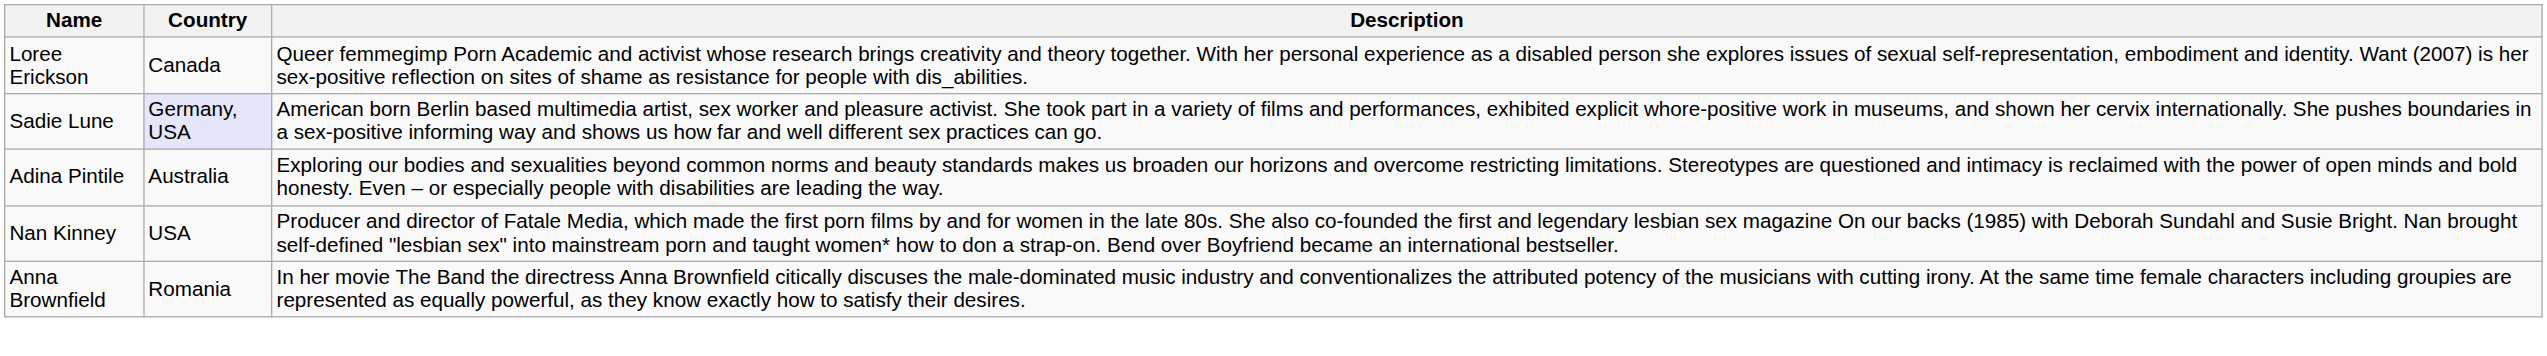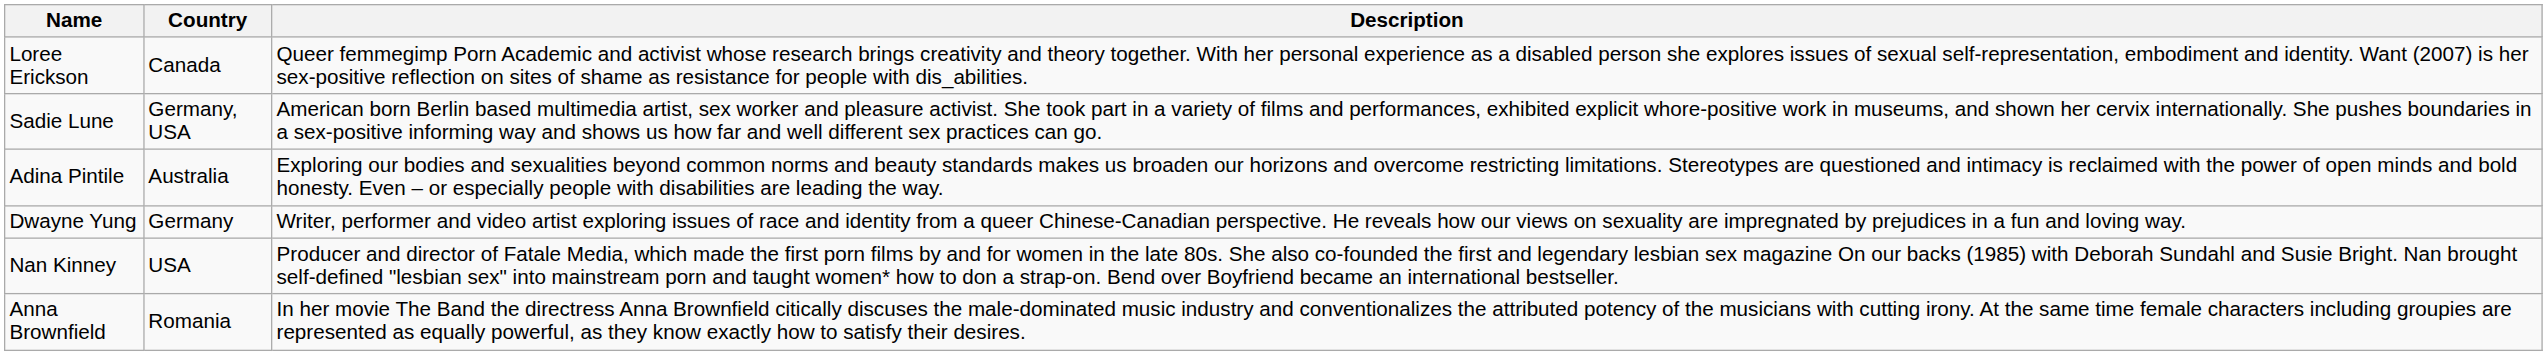(193, 121) lavender background -> (193, 121) no background
+ row: (73, 221)
